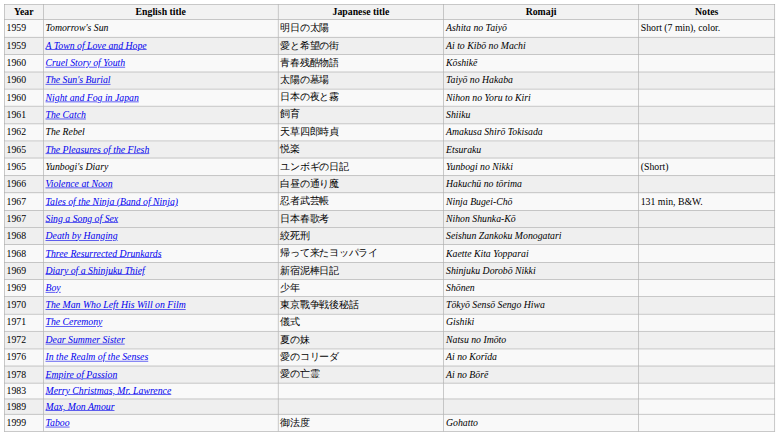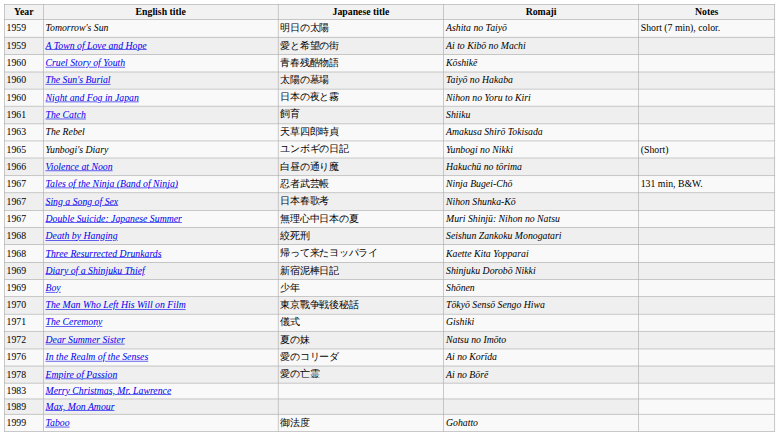(16, 132) 1962 -> (16, 132) 1963
- row: (97, 149)
+ row: (114, 219)
